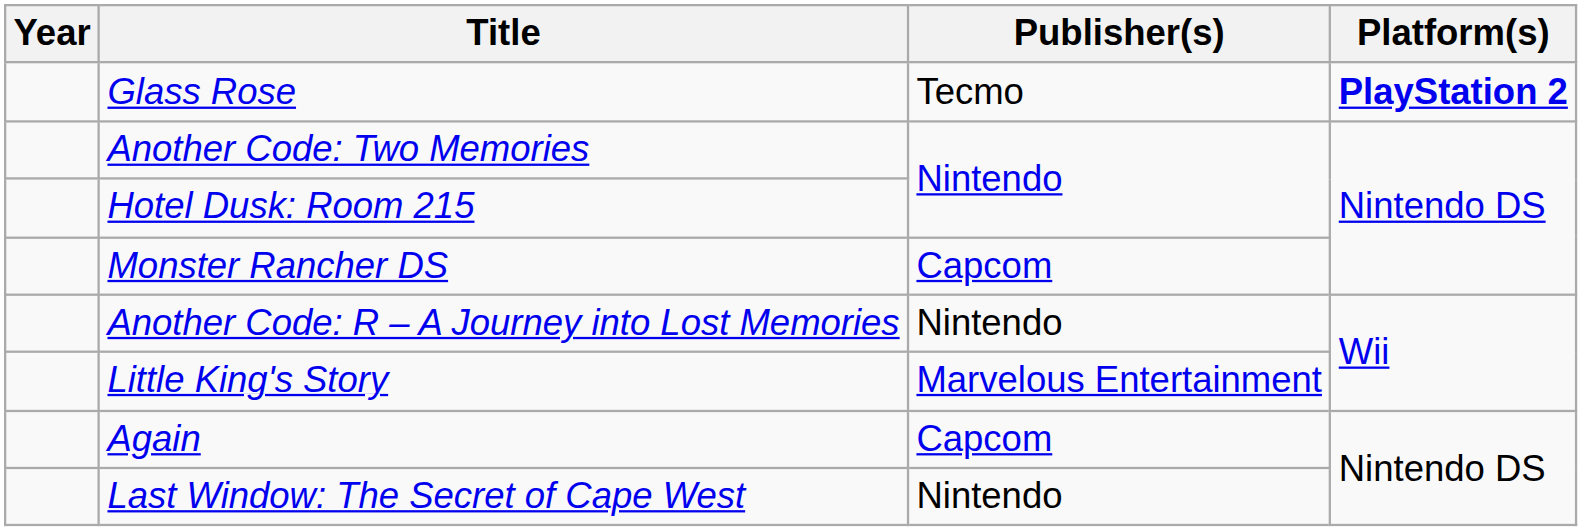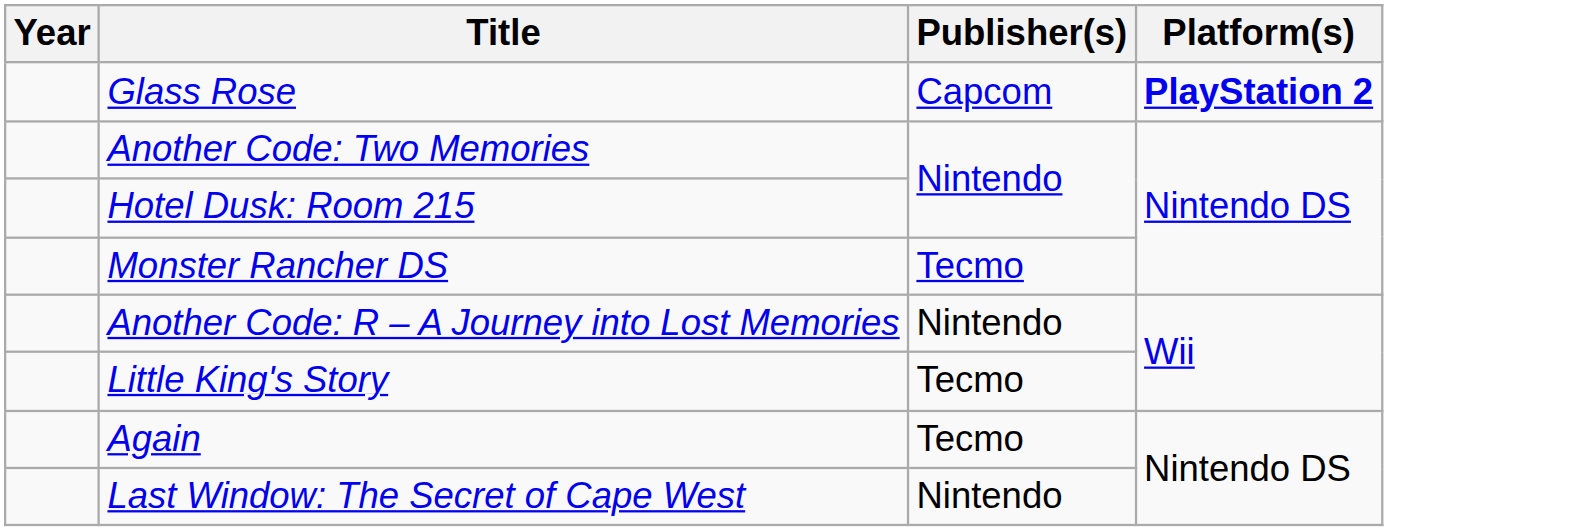(970, 91) Tecmo -> (984, 91) Capcom
(984, 264) Capcom -> (970, 264) Tecmo
(1119, 380) Marvelous Entertainment -> (970, 380) Tecmo
(984, 438) Capcom -> (970, 438) Tecmo
